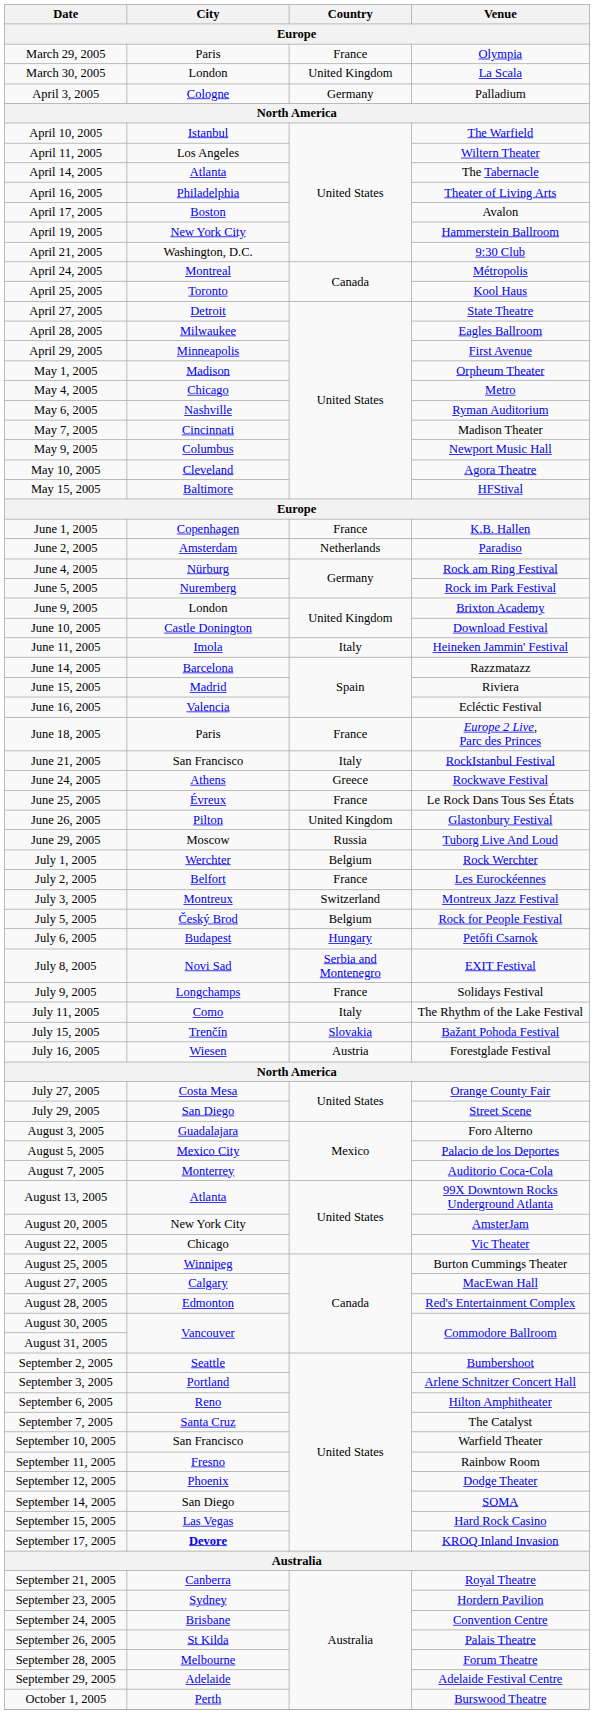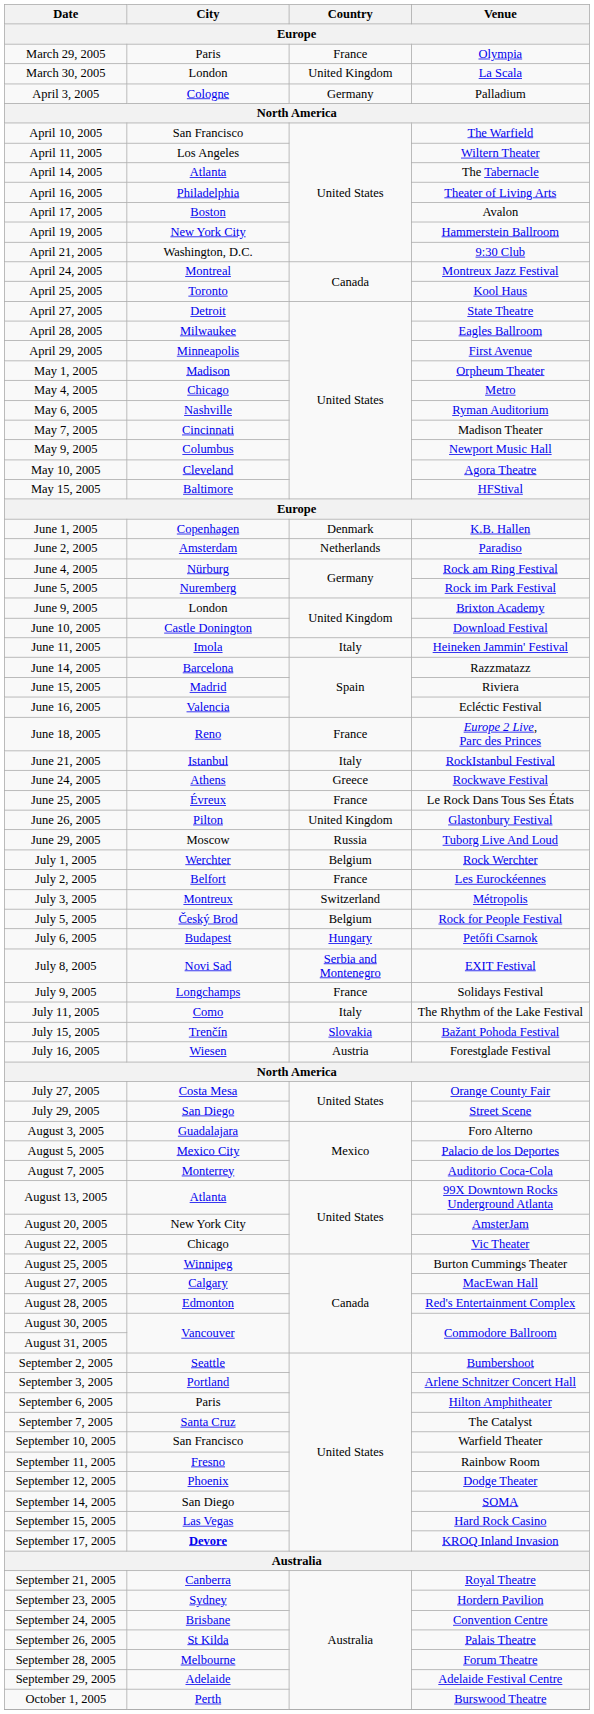(208, 133) Istanbul -> (208, 133) San Francisco
(500, 271) Métropolis -> (500, 271) Montreux Jazz Festival
(350, 529) France -> (350, 529) Denmark
(208, 733) Paris -> (208, 733) Reno
(208, 760) San Francisco -> (208, 760) Istanbul
(500, 899) Montreux Jazz Festival -> (500, 899) Métropolis
(208, 1402) Reno -> (208, 1402) Paris
